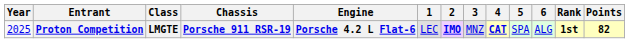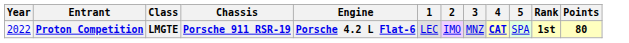- column: (543, 13)
(19, 29) 2025 -> (19, 29) 2022
(452, 29) bold -> (452, 29) normal
(604, 29) 82 -> (581, 29) 80
